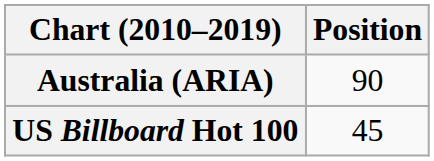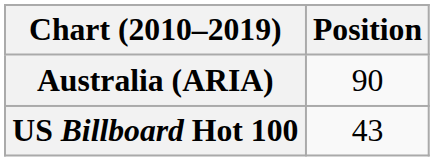(368, 130) 45 -> (368, 130) 43
